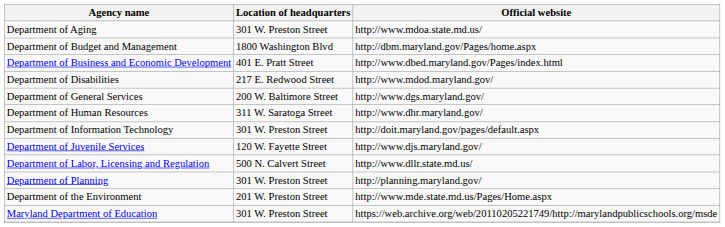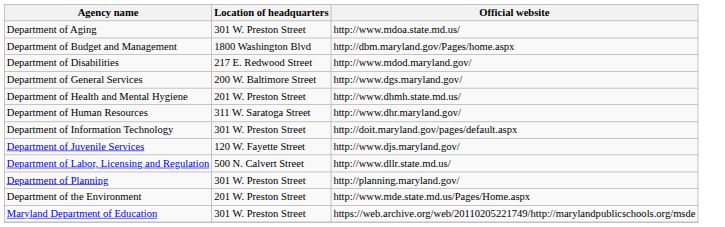- row: (119, 63)
+ row: (97, 96)
